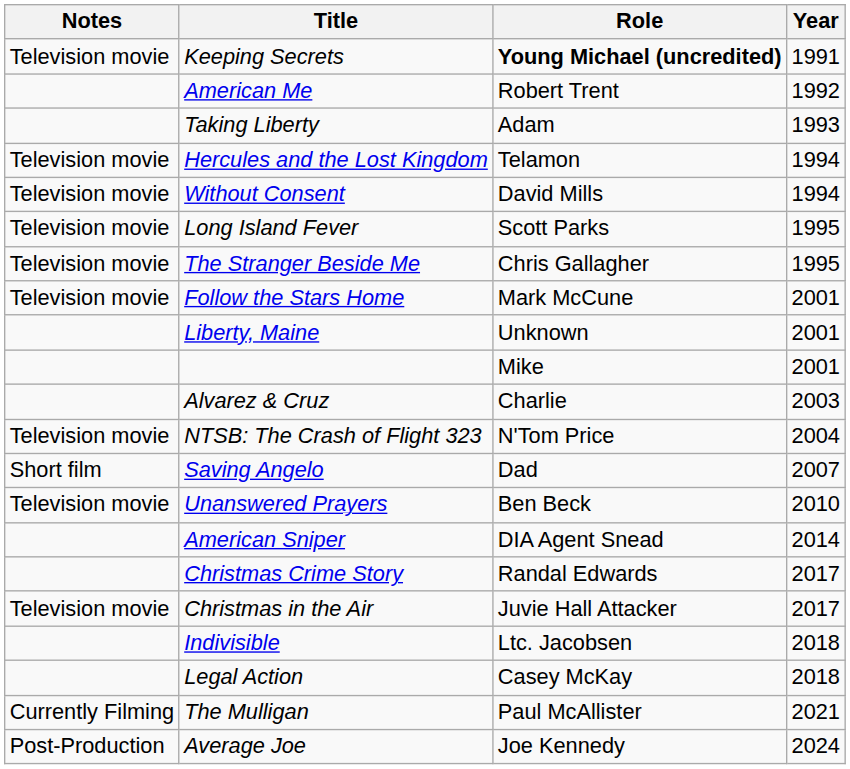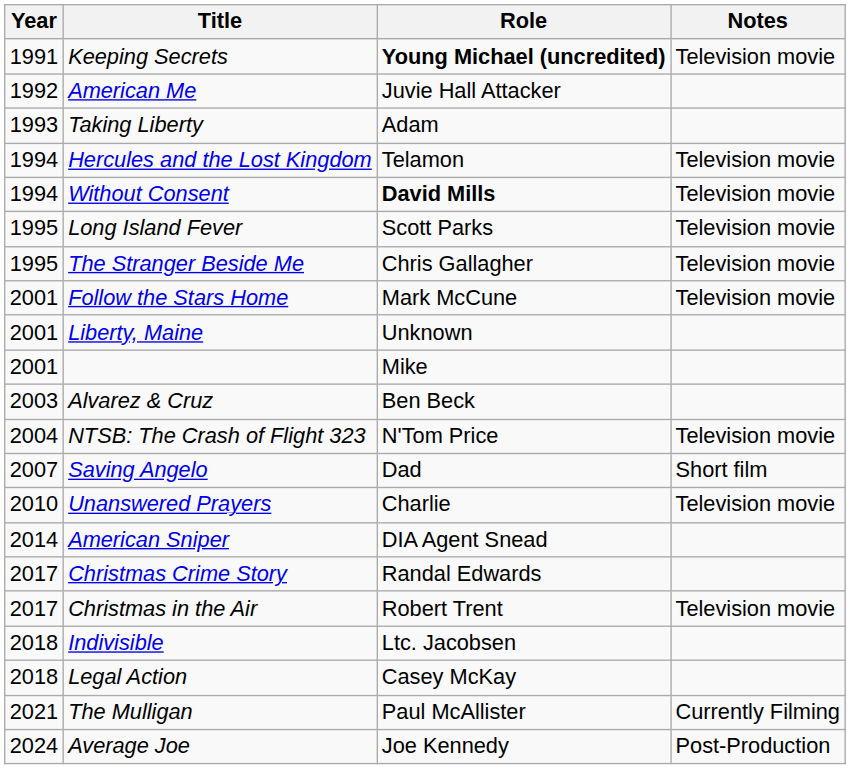columns swapped: (816, 21) <-> (92, 21)
(558, 90) Robert Trent -> (471, 90) Juvie Hall Attacker
(550, 194) normal -> (439, 194) bold
(532, 401) Charlie -> (428, 401) Ben Beck
(544, 504) Ben Beck -> (416, 504) Charlie
(587, 608) Juvie Hall Attacker -> (442, 608) Robert Trent
